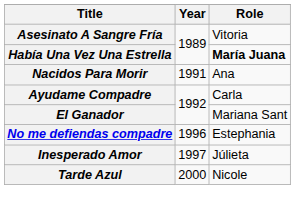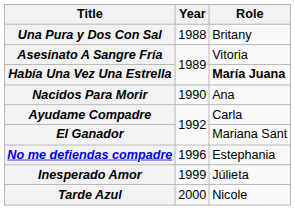+ row: (90, 34)
(192, 74) 1991 -> (192, 94) 1990
(192, 154) 1997 -> (192, 174) 1999
